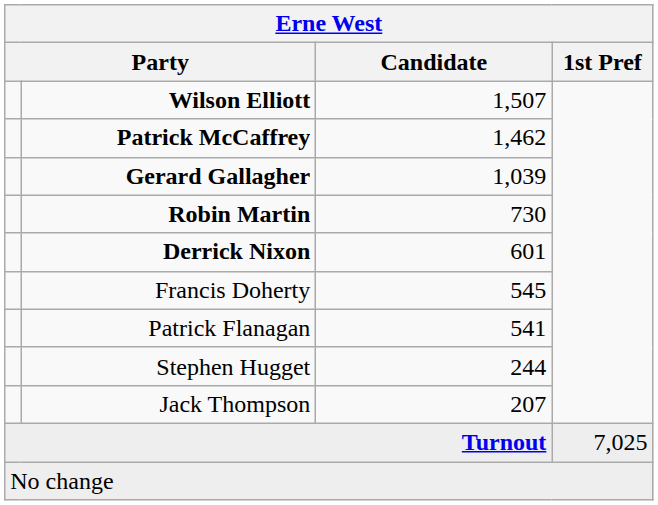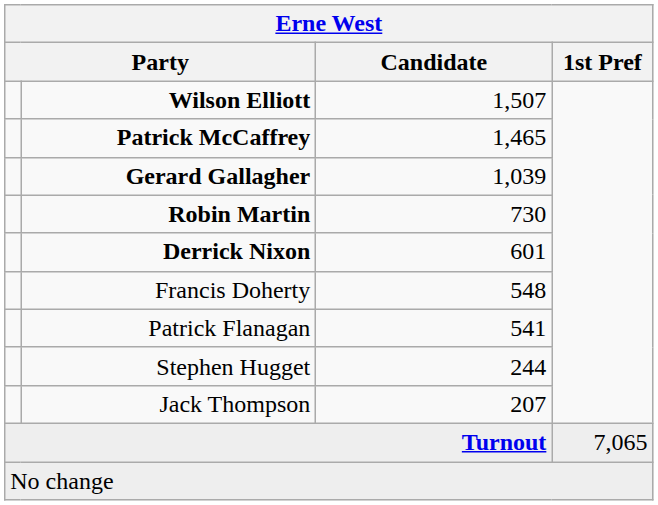(519, 137) 1,462 -> (519, 137) 1,465
(528, 289) 545 -> (528, 289) 548
(620, 442) 7,025 -> (620, 442) 7,065
